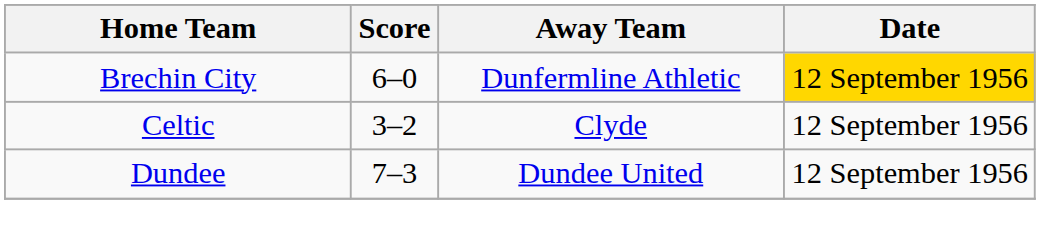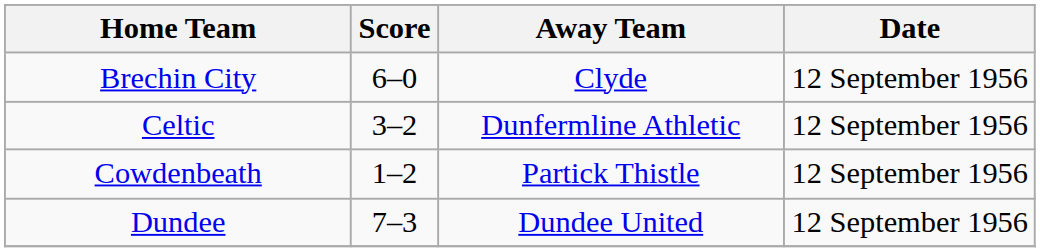(611, 76) Dunfermline Athletic -> (611, 76) Clyde
(910, 76) gold background -> (910, 76) no background
(611, 125) Clyde -> (611, 125) Dunfermline Athletic
+ row: (178, 173)
